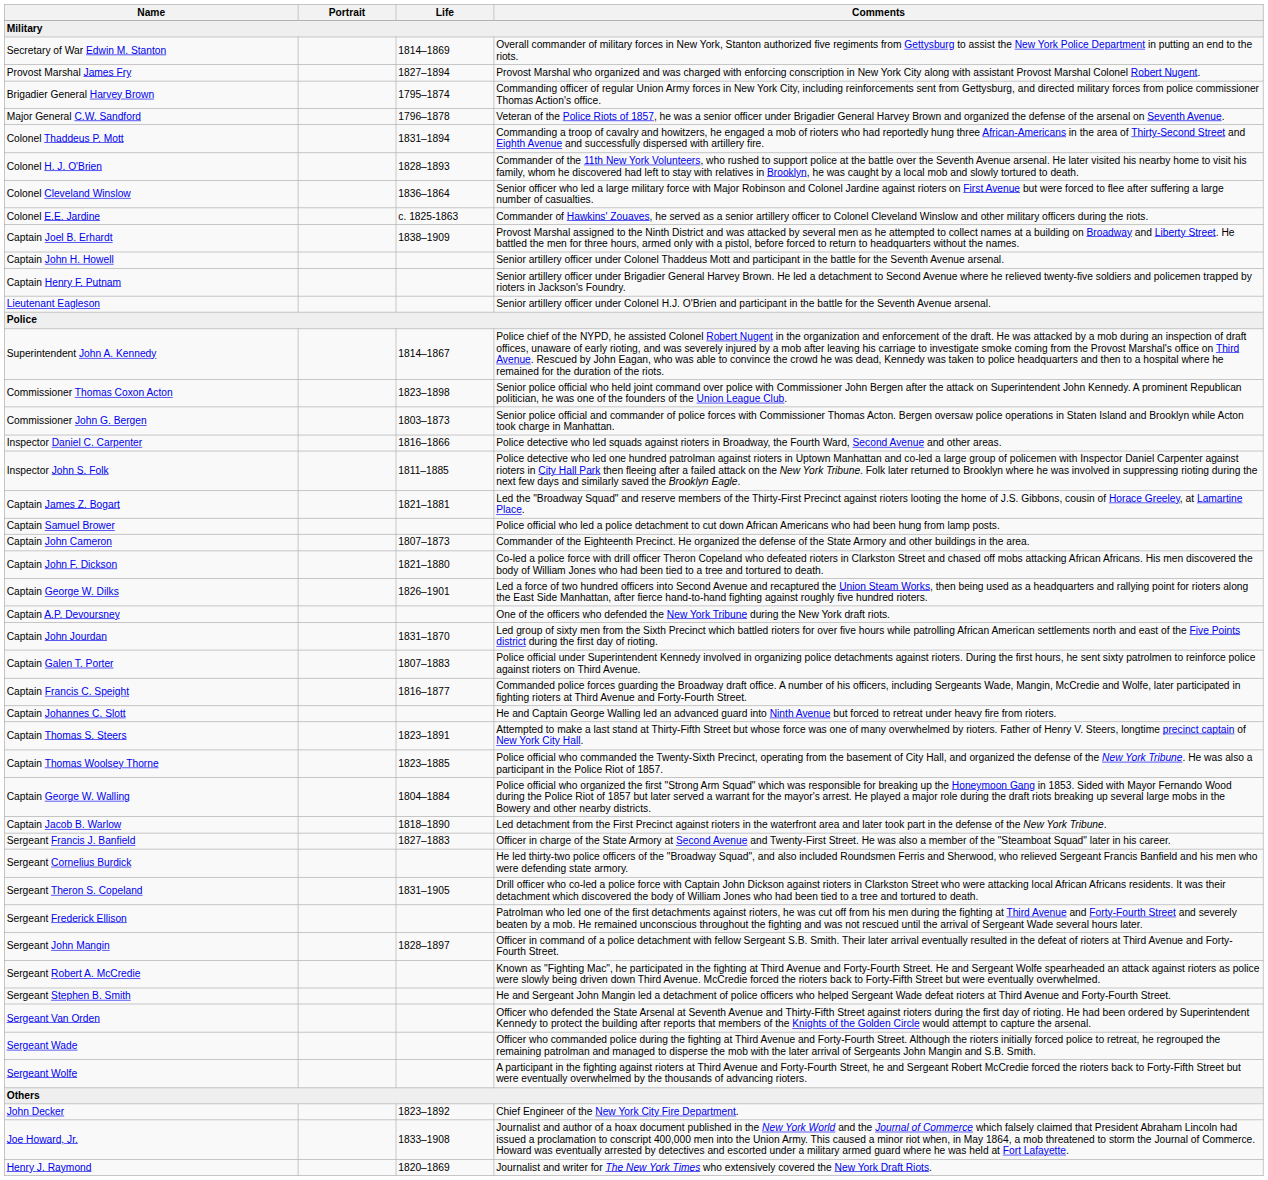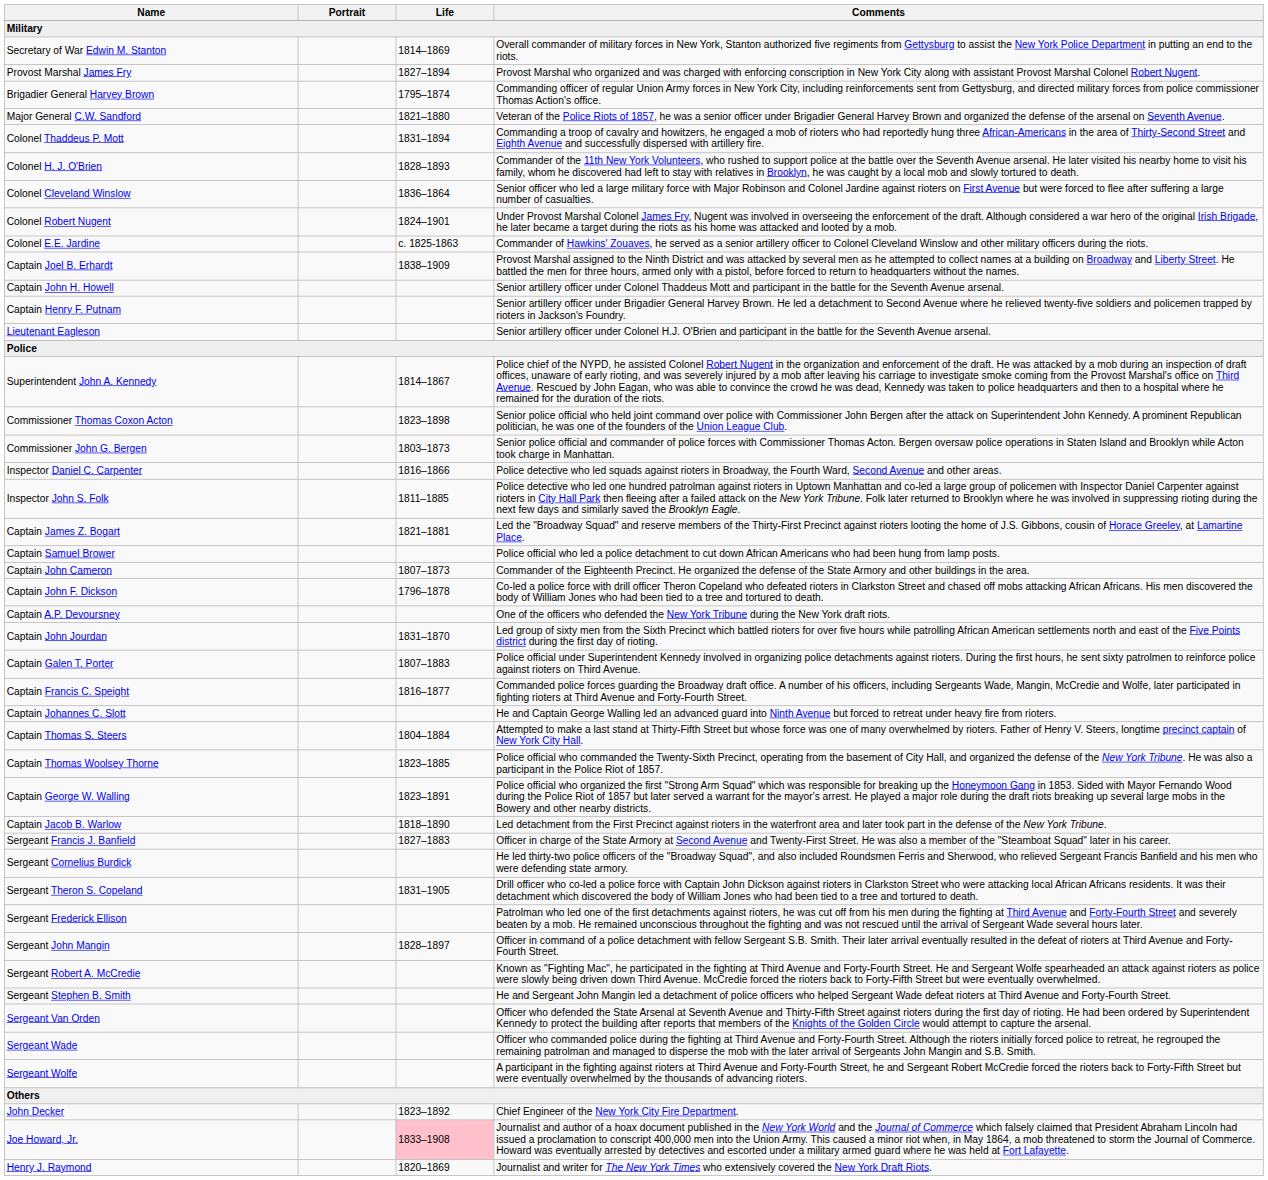(424, 116) 1796–1878 -> (424, 116) 1821–1880
+ row: (59, 222)
(424, 564) 1821–1880 -> (424, 592) 1796–1878
- row: (63, 592)
(424, 735) 1823–1891 -> (424, 735) 1804–1884
(424, 797) 1804–1884 -> (424, 797) 1823–1891
(424, 1139) no background -> (424, 1139) pink background
